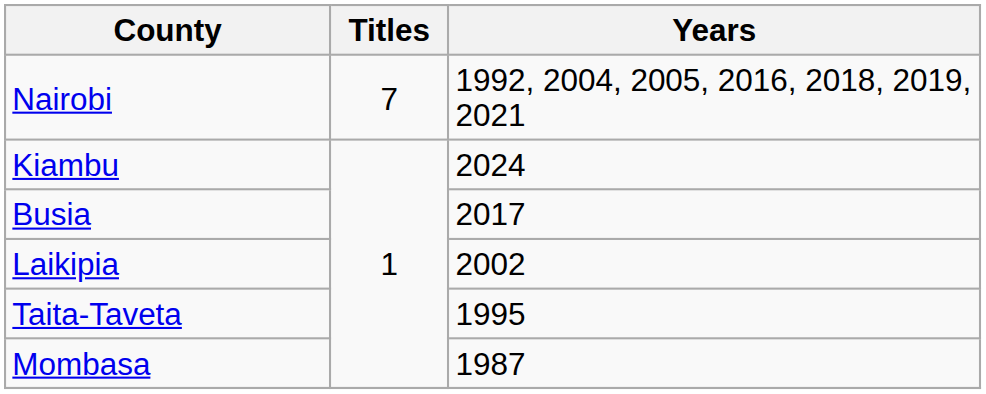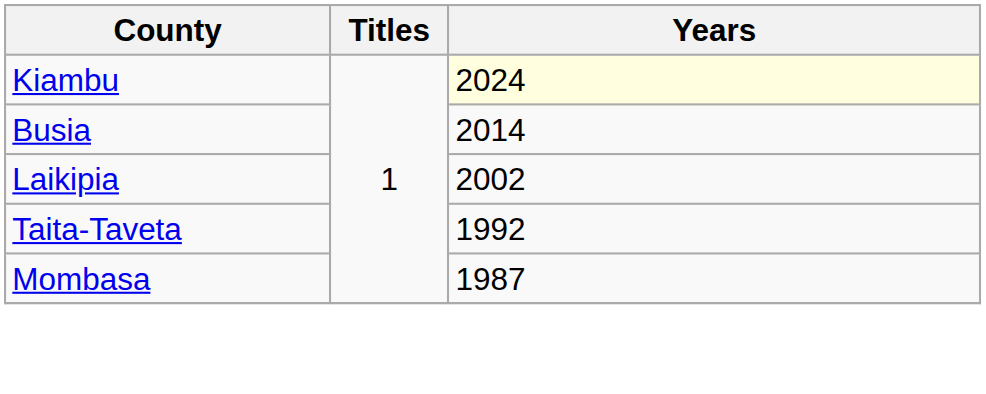- row: (62, 98)
(491, 165) no background -> (491, 80) lightyellow background
(491, 215) 2017 -> (491, 130) 2014
(491, 314) 1995 -> (491, 229) 1992
